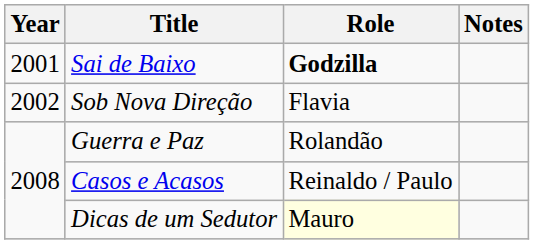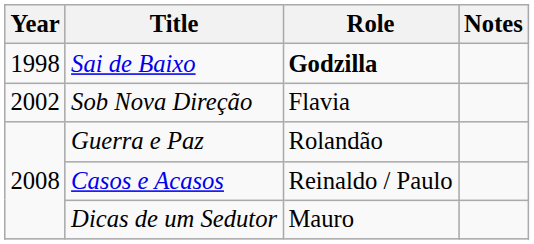(35, 63) 2001 -> (35, 63) 1998
(321, 219) lightyellow background -> (321, 219) no background
